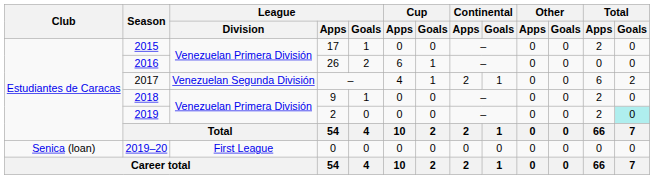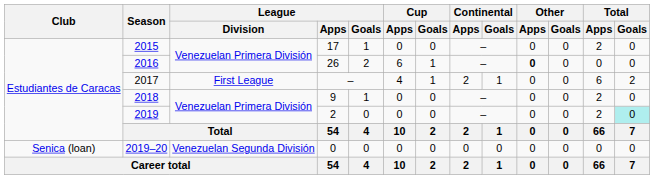(532, 64) normal -> (532, 64) bold
(243, 81) Venezuelan Segunda División -> (243, 81) First League
(243, 149) First League -> (243, 149) Venezuelan Segunda División
